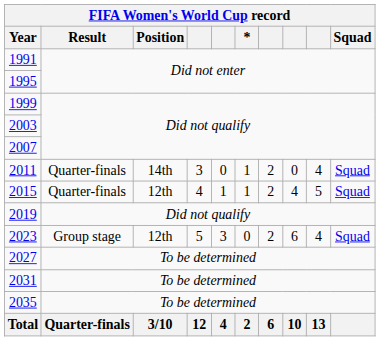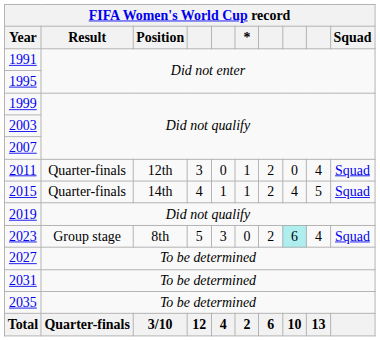(160, 170) 14th -> (160, 170) 12th
(160, 192) 12th -> (160, 192) 14th
(160, 236) 12th -> (160, 236) 8th
(295, 236) no background -> (295, 236) paleturquoise background
